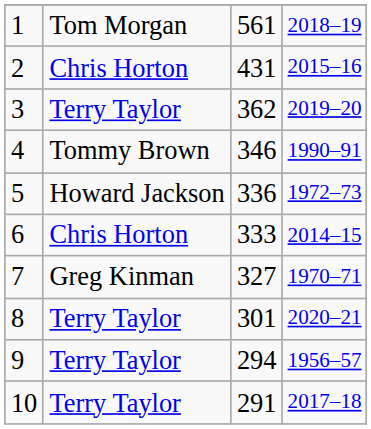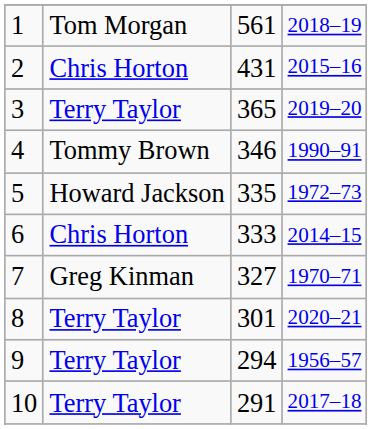(257, 109) 362 -> (257, 109) 365
(257, 192) 336 -> (257, 192) 335
